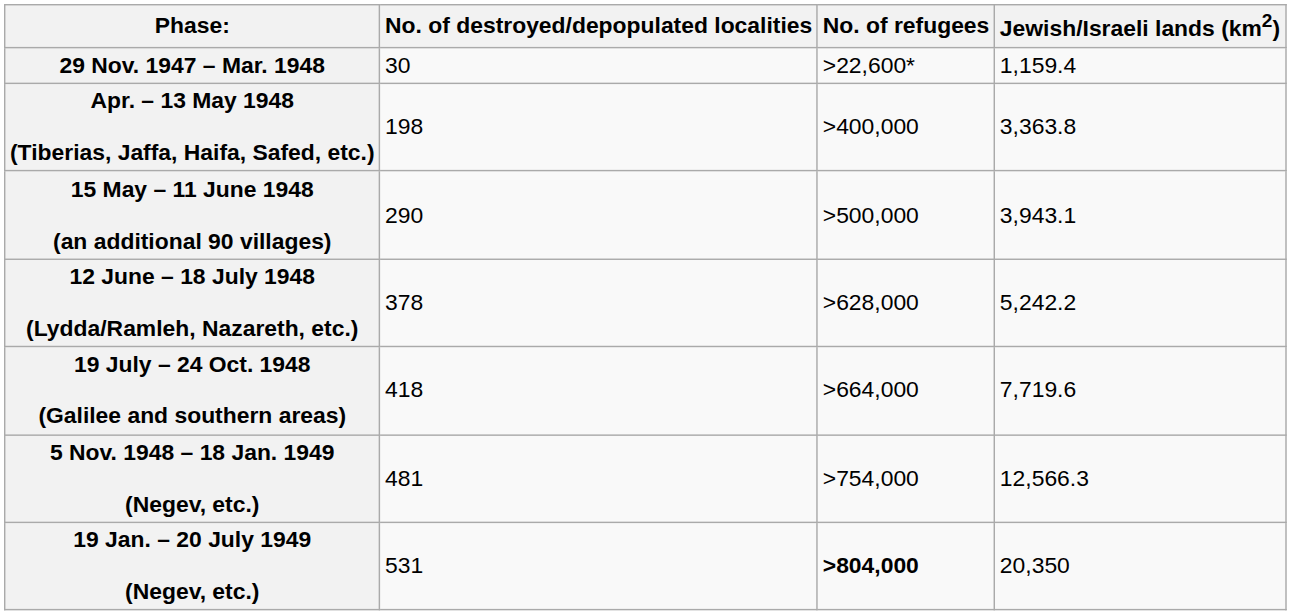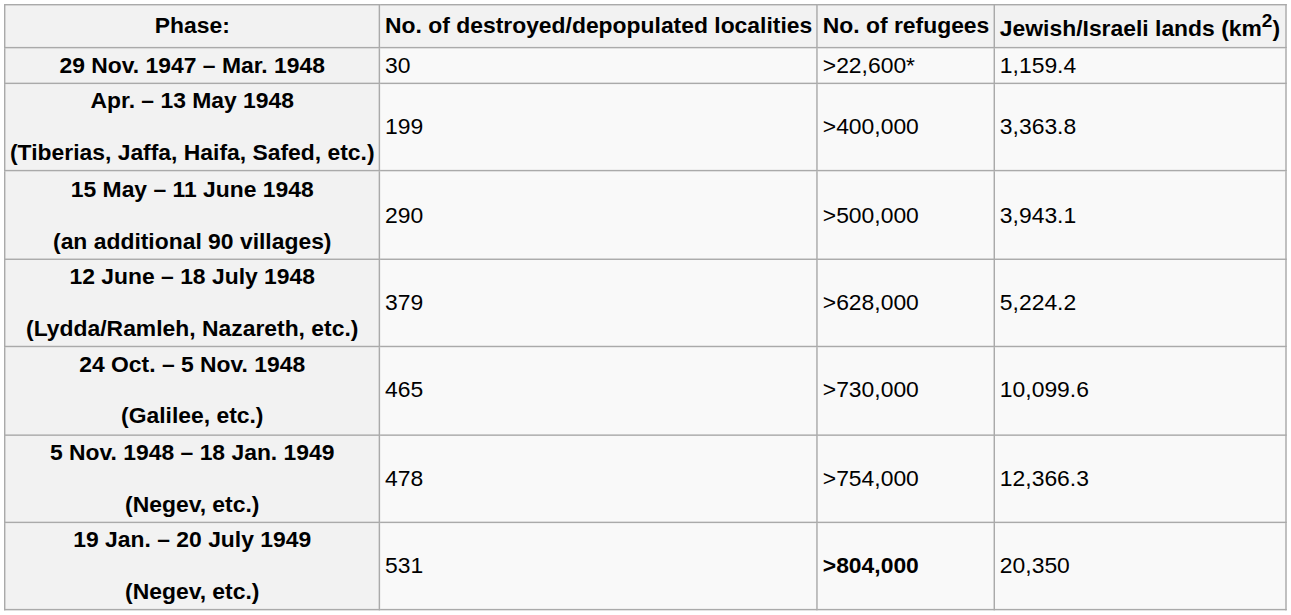(404, 127) 198 -> (404, 127) 199
(404, 302) 378 -> (404, 302) 379
(1038, 302) 5,242.2 -> (1038, 302) 5,224.2
- row: (192, 390)
+ row: (192, 390)
(404, 478) 481 -> (404, 478) 478
(1044, 478) 12,566.3 -> (1044, 478) 12,366.3
